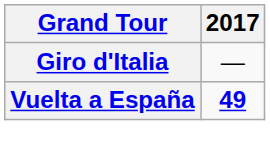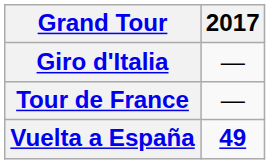+ row: (103, 100)
